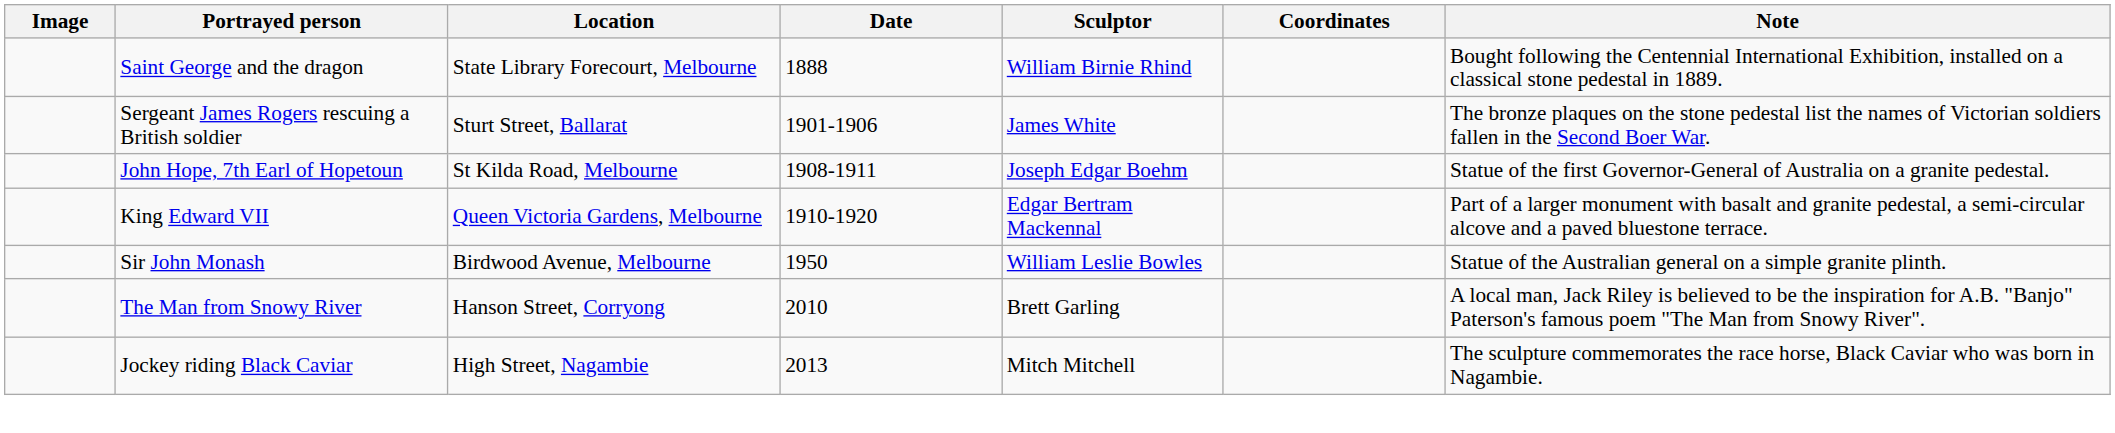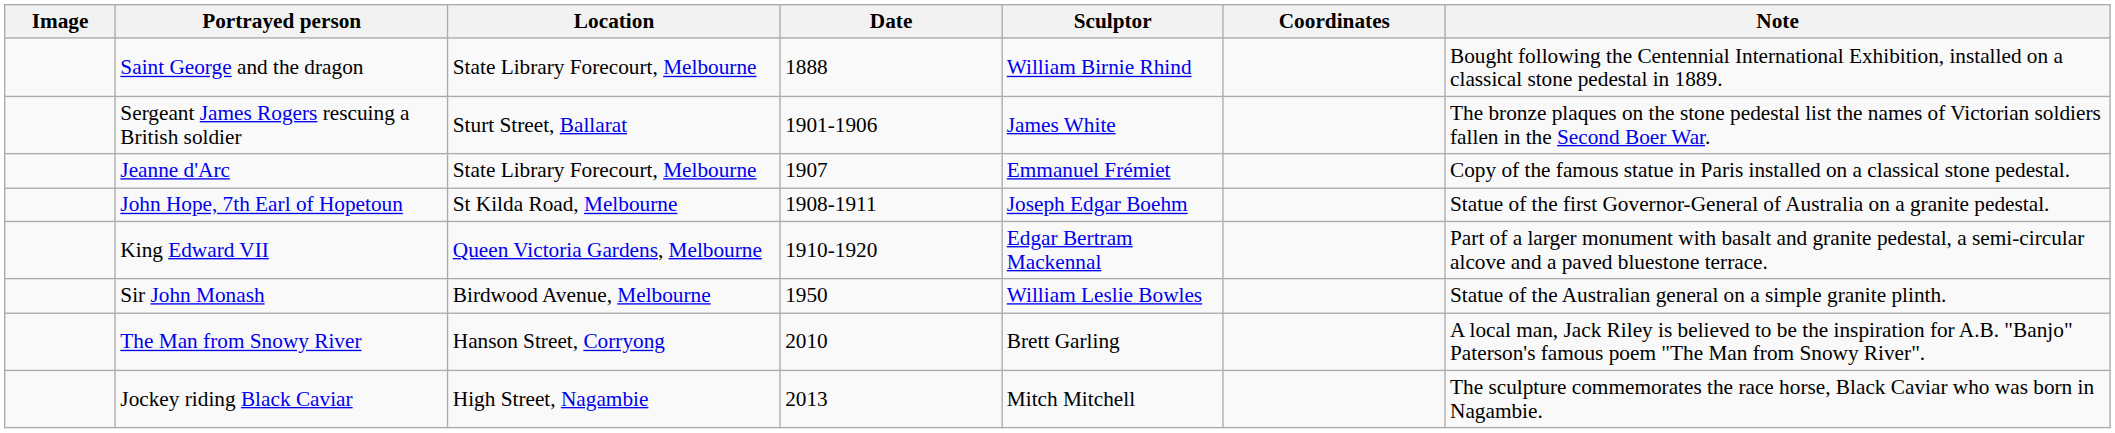+ row: (175, 170)
